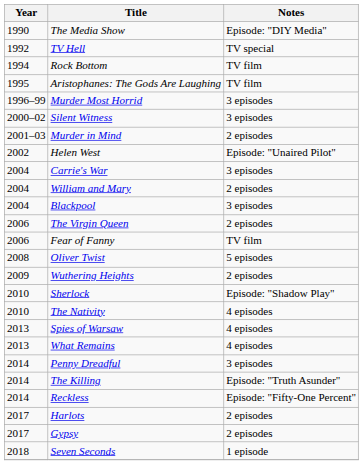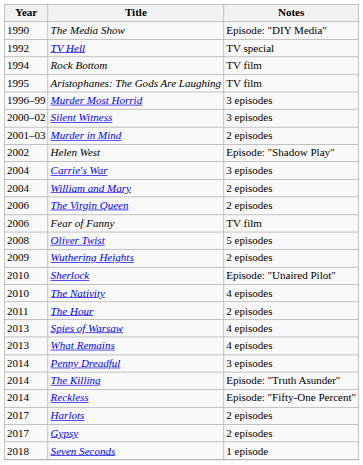(281, 153) Episode: "Unaired Pilot" -> (280, 153) Episode: "Shadow Play"
- row: (73, 205)
(280, 293) Episode: "Shadow Play" -> (281, 275) Episode: "Unaired Pilot"
+ row: (72, 310)
